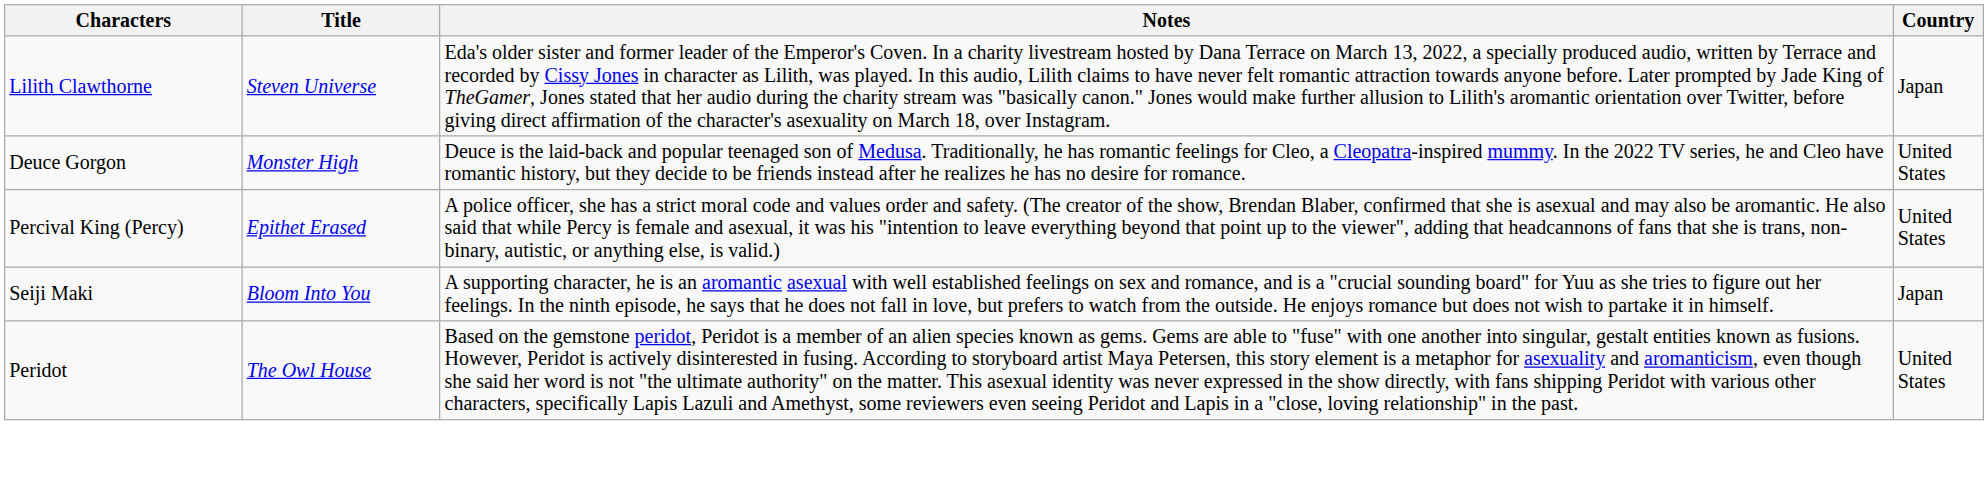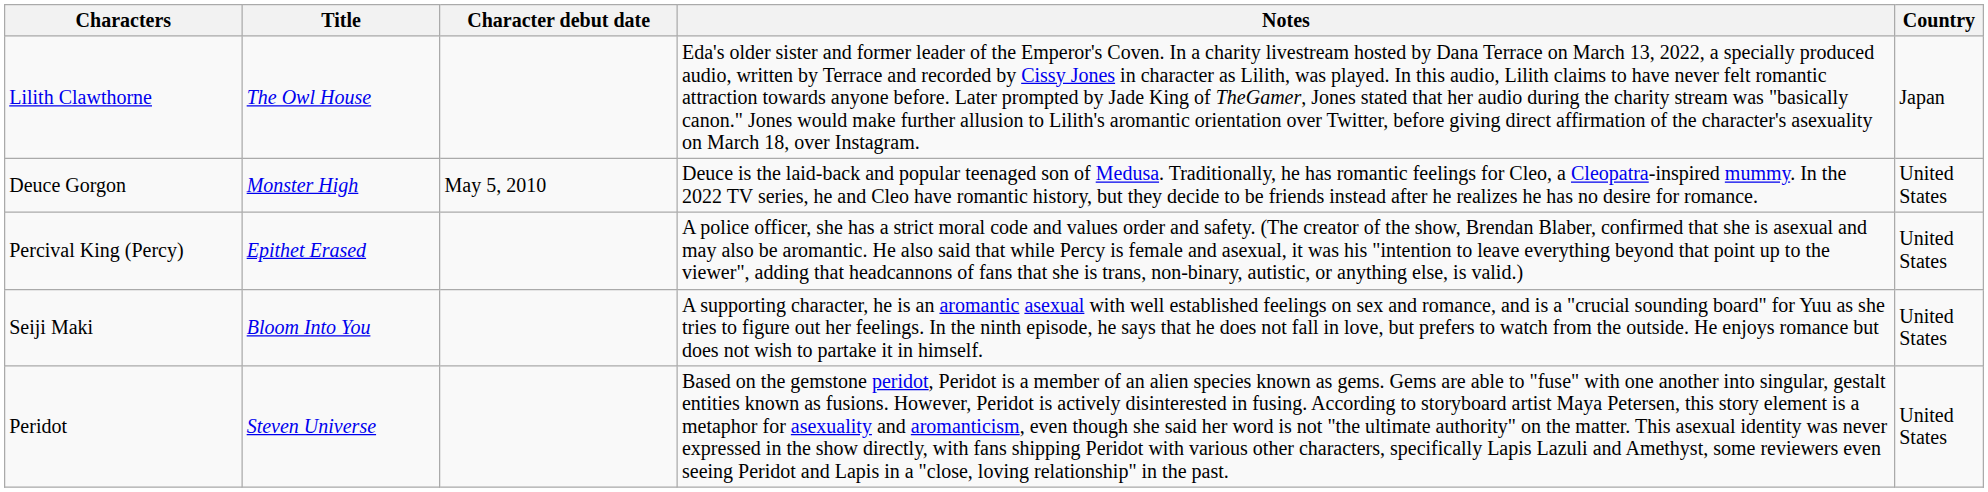+ column: (559, 20)
(311, 85) Steven Universe -> (309, 97) The Owl House
(1920, 293) Japan -> (1926, 327) United States
(309, 370) The Owl House -> (311, 426) Steven Universe
